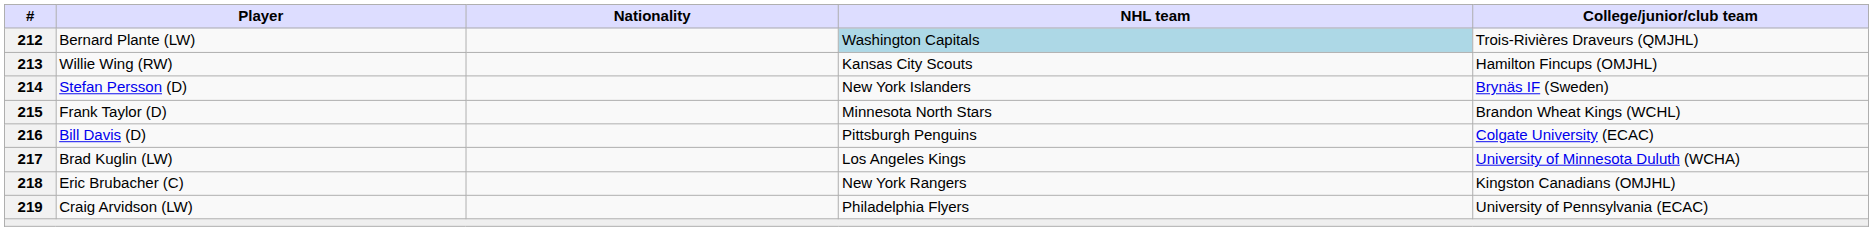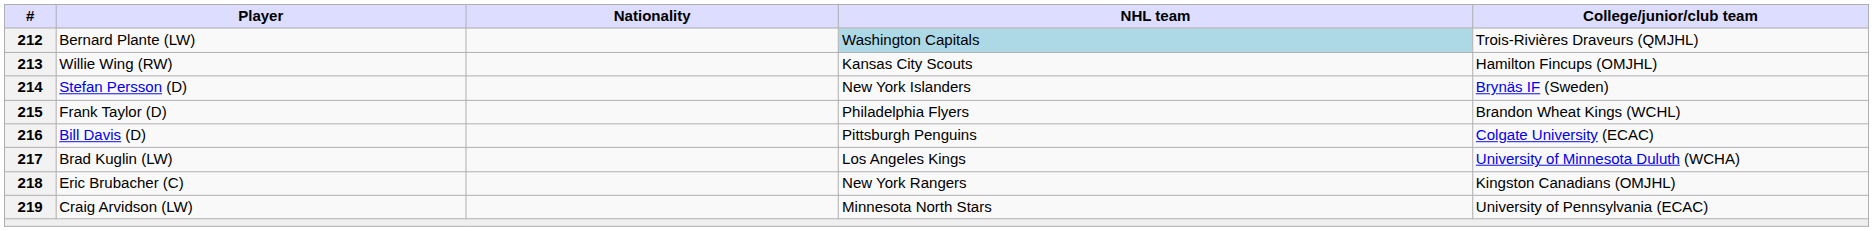(917, 111) Minnesota North Stars -> (906, 111) Philadelphia Flyers
(906, 207) Philadelphia Flyers -> (917, 207) Minnesota North Stars
